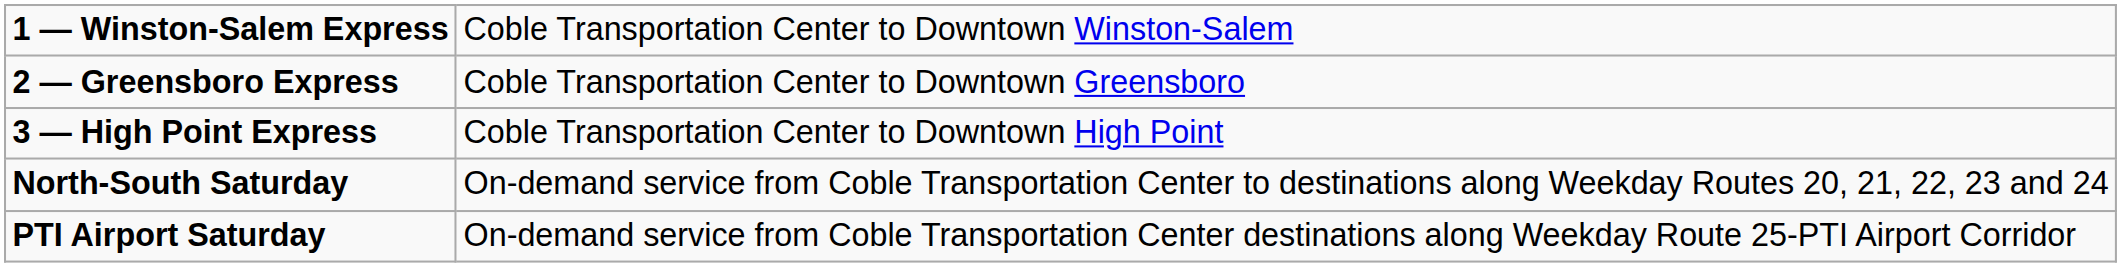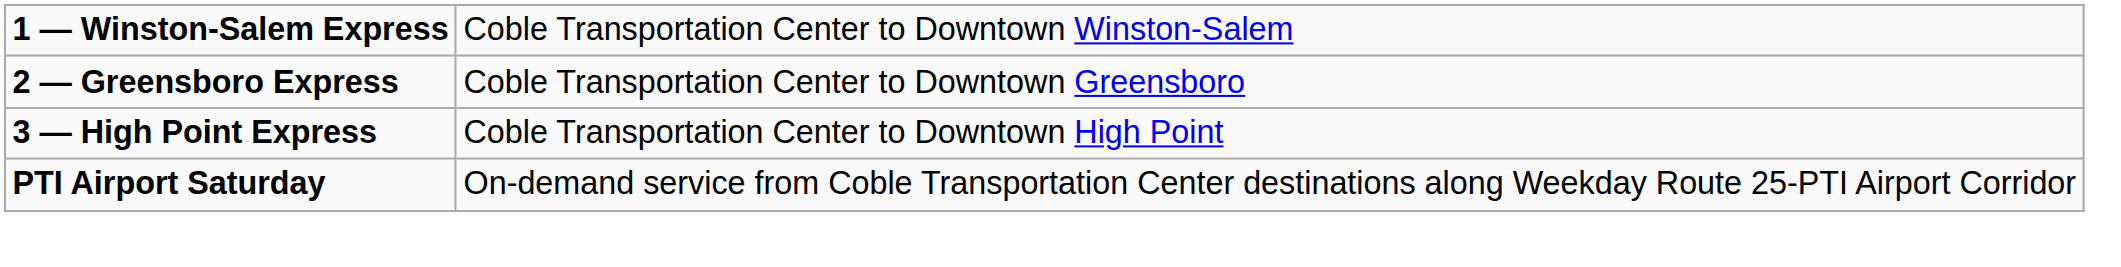- row: (180, 183)
